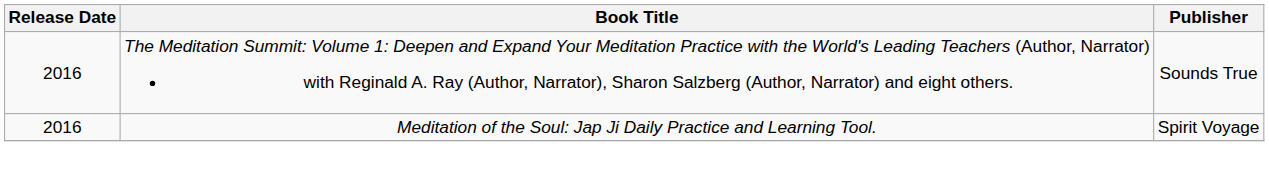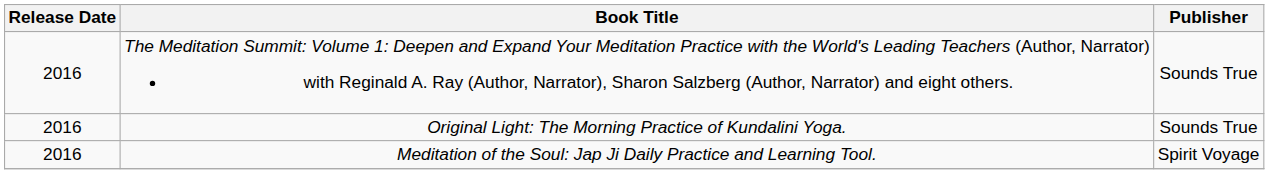+ row: (637, 127)
